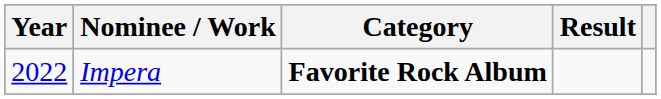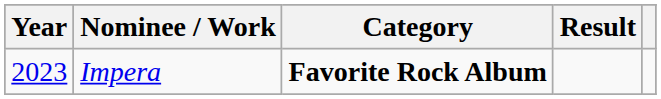(39, 71) 2022 -> (39, 71) 2023
